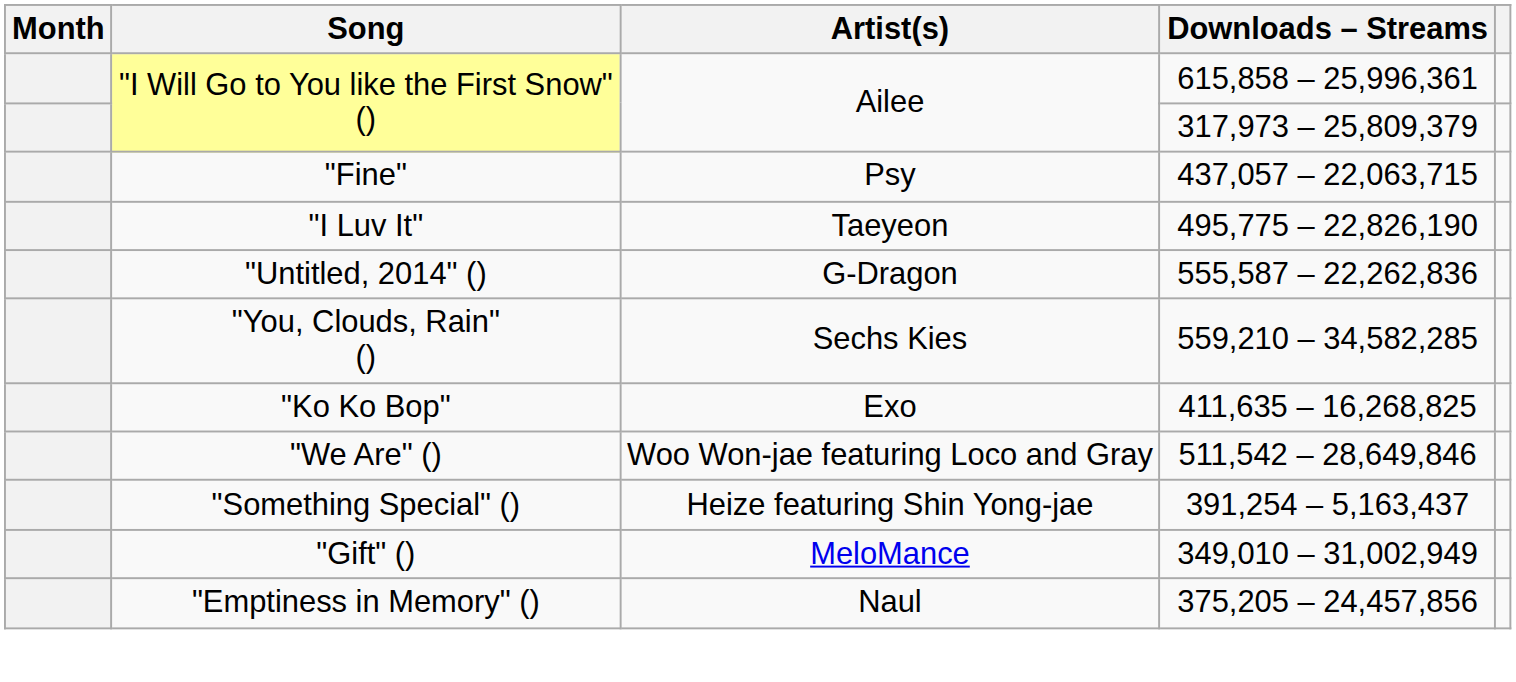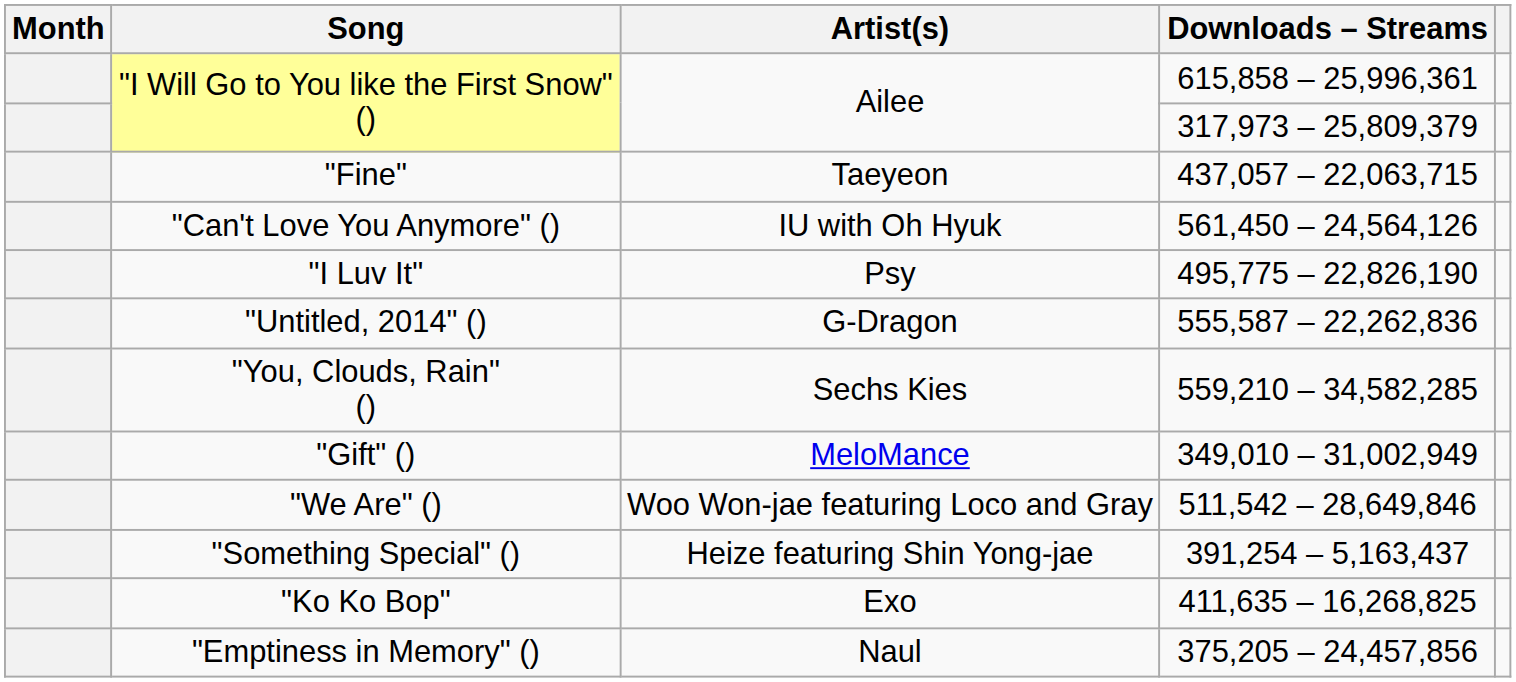(890, 175) Psy -> (890, 175) Taeyeon
+ row: (366, 224)
(890, 224) Taeyeon -> (890, 273) Psy
rows swapped: (366, 406) <-> (366, 553)
